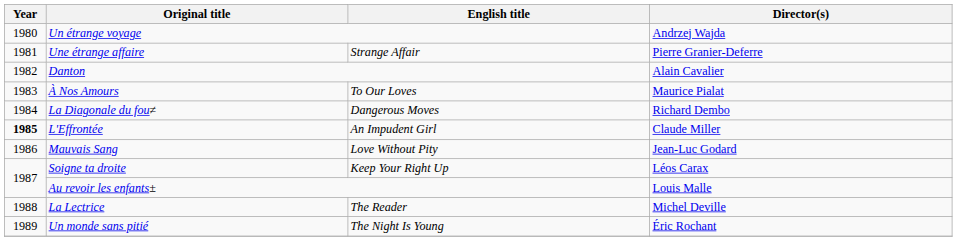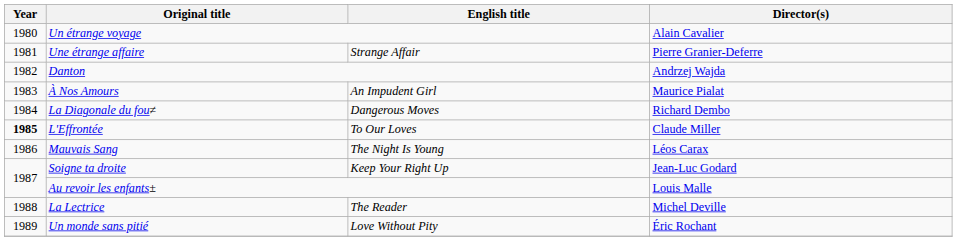(689, 33) Andrzej Wajda -> (688, 33) Alain Cavalier
(688, 71) Alain Cavalier -> (689, 71) Andrzej Wajda
(383, 91) To Our Loves -> (393, 91) An Impudent Girl
(393, 129) An Impudent Girl -> (383, 129) To Our Loves
(394, 149) Love Without Pity -> (397, 149) The Night Is Young
(695, 149) Jean-Luc Godard -> (680, 149) Léos Carax
(680, 168) Léos Carax -> (695, 168) Jean-Luc Godard
(397, 226) The Night Is Young -> (394, 226) Love Without Pity
